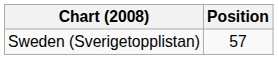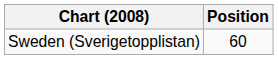(238, 41) 57 -> (238, 41) 60
